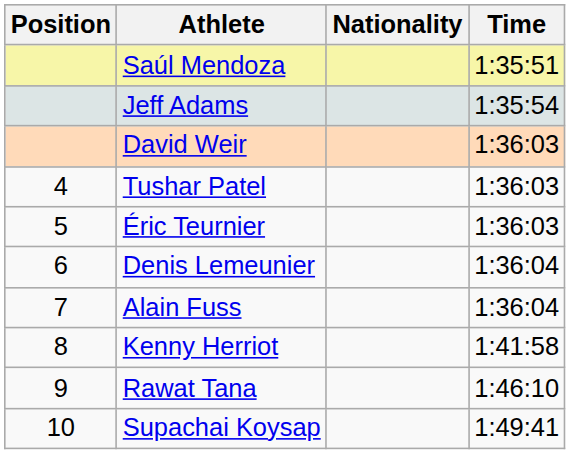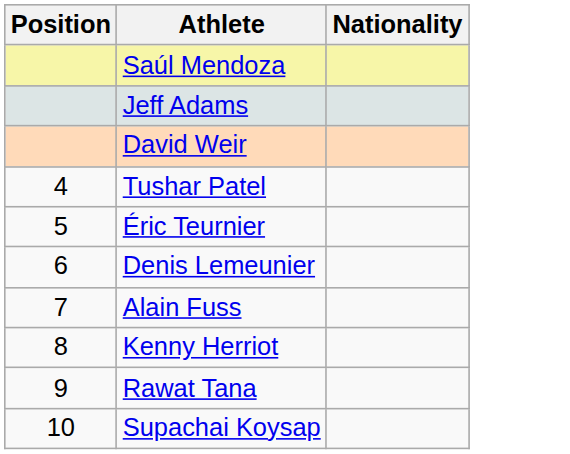- column: (517, 24)
